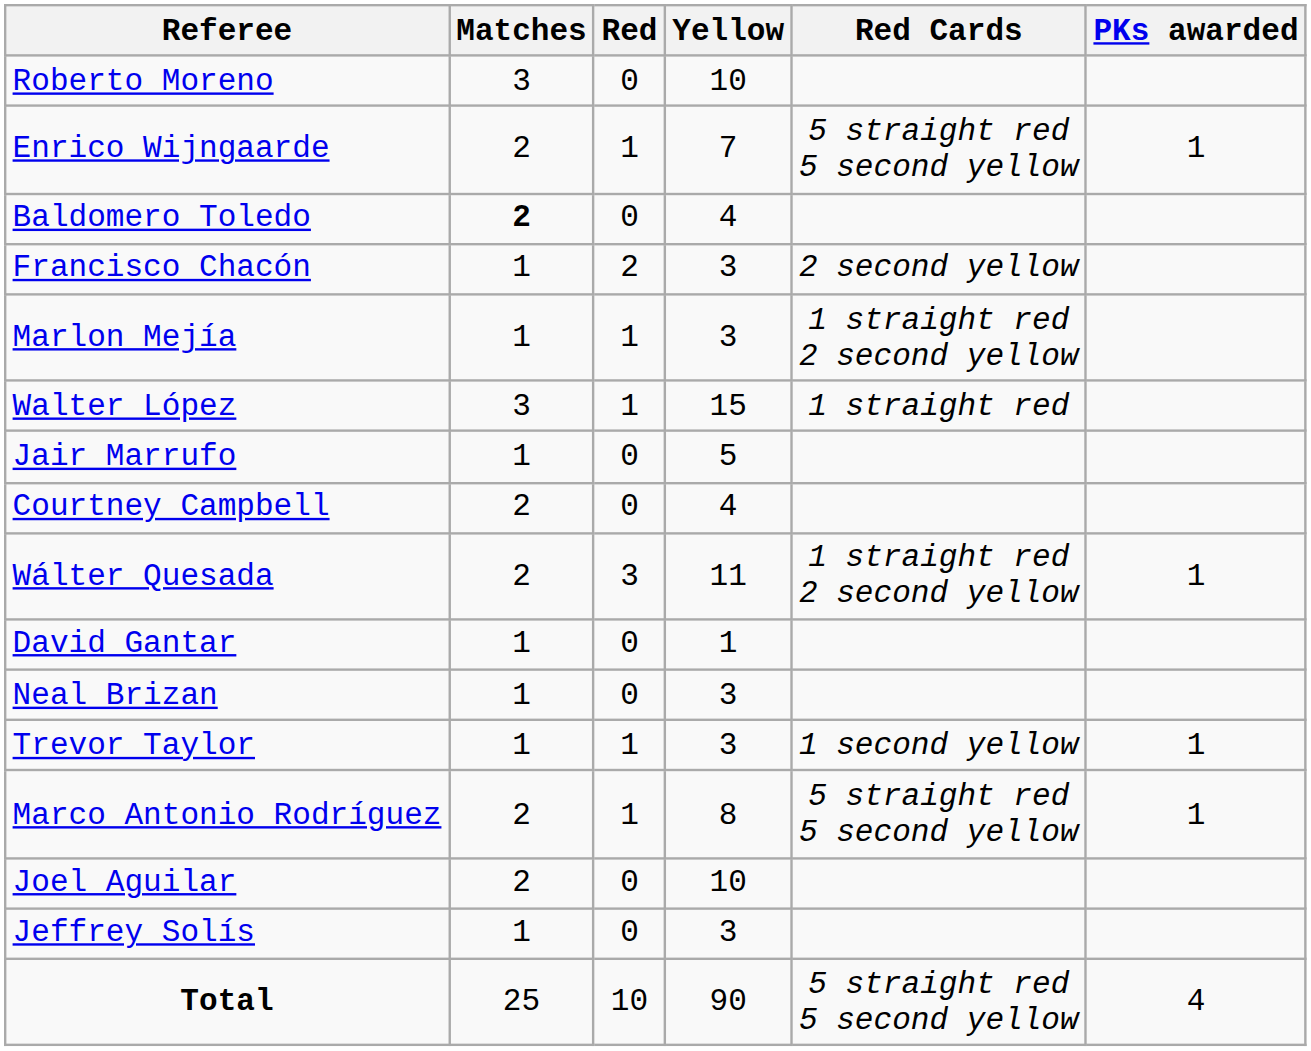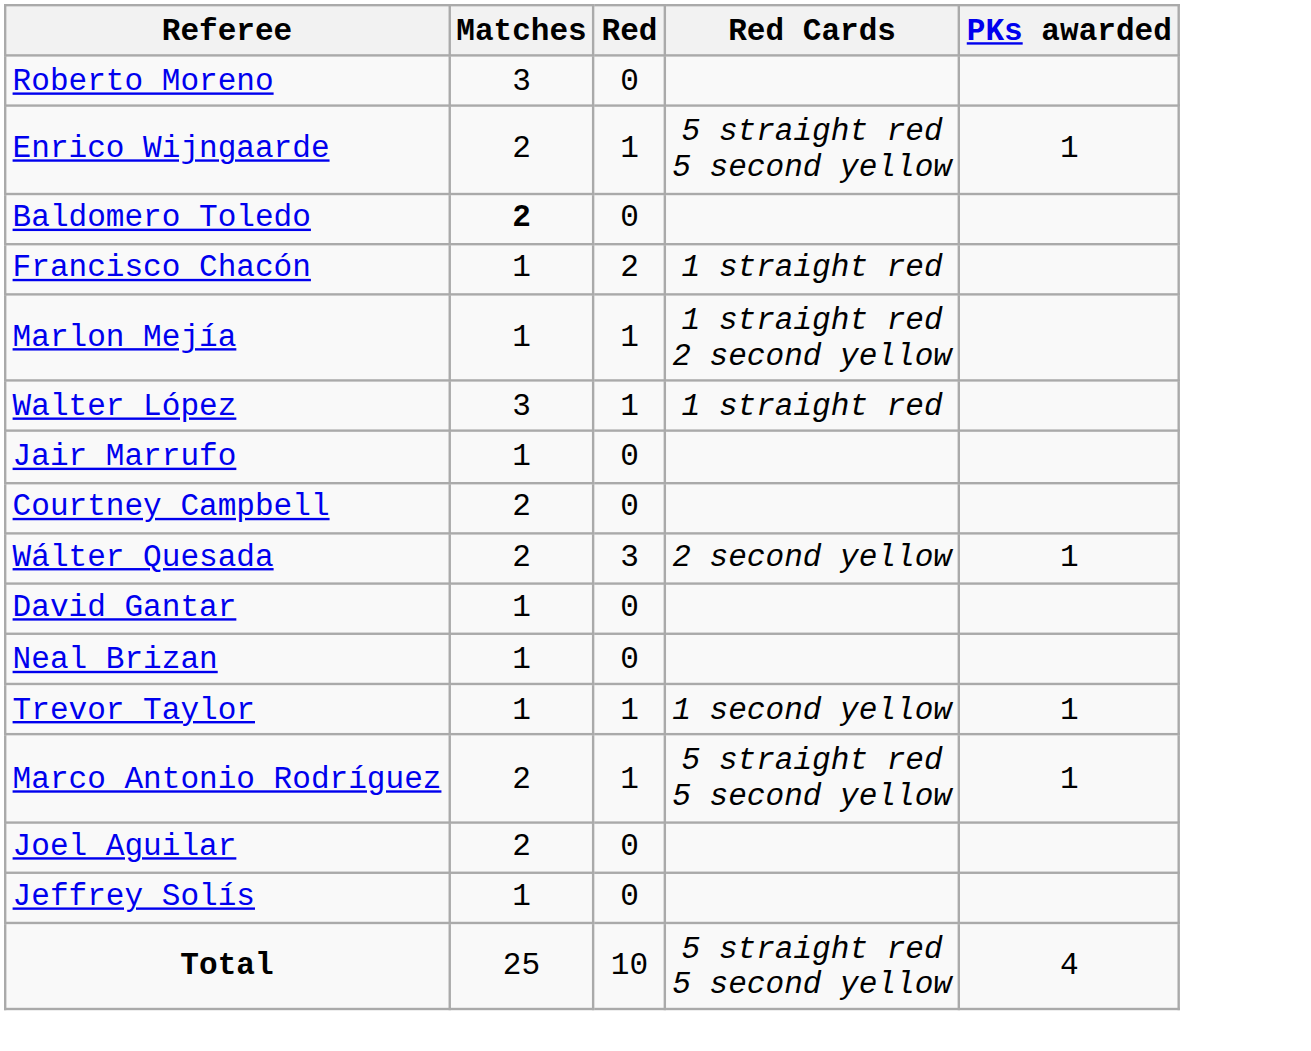- column: (728, 31)
(939, 269) 2 second yellow -> (812, 269) 1 straight red
(939, 576) 1 straight red 2 second yellow -> (812, 558) 2 second yellow
